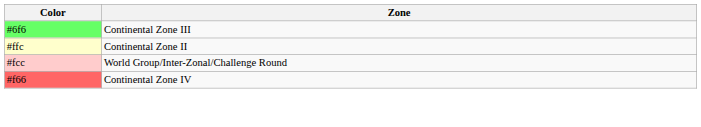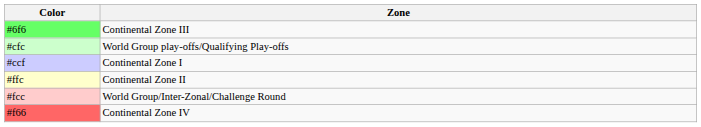+ row: (16, 46)
+ row: (16, 63)
